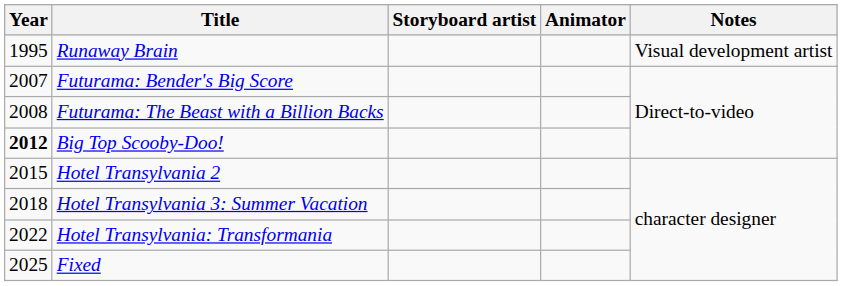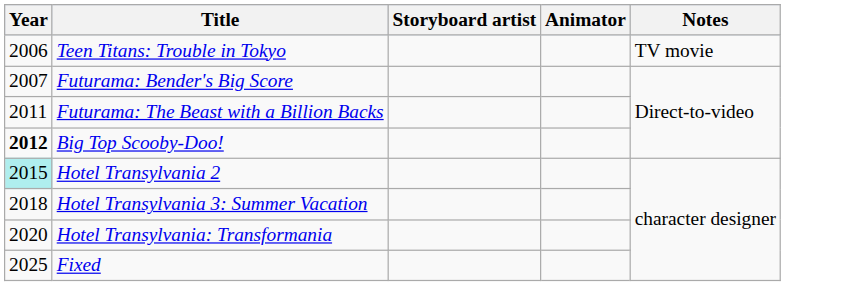- row: (117, 50)
+ row: (171, 50)
(28, 111) 2008 -> (28, 111) 2011
(28, 173) no background -> (28, 173) paleturquoise background
(28, 234) 2022 -> (28, 234) 2020
